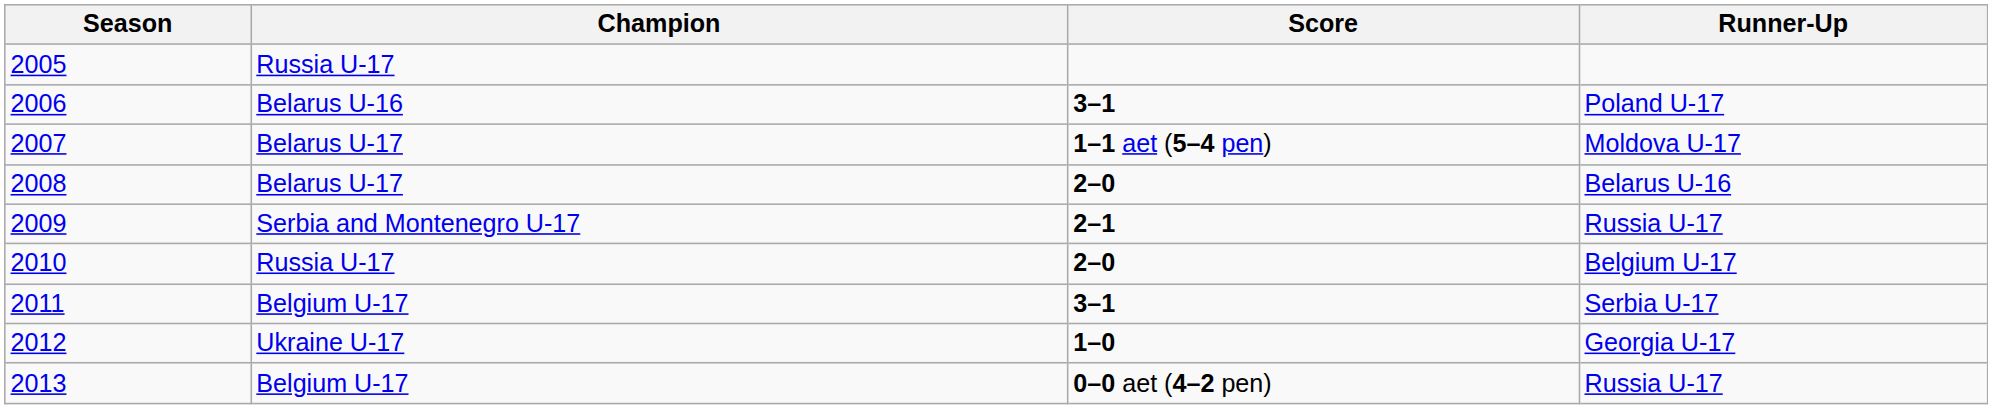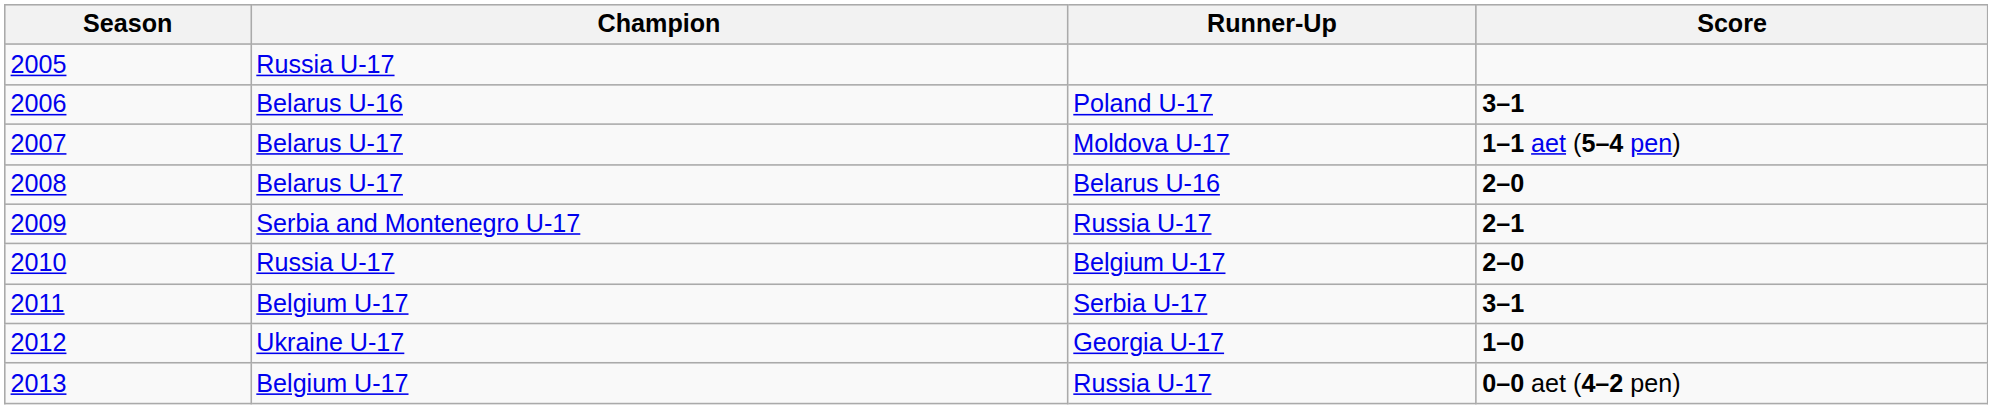columns swapped: (1323, 24) <-> (1783, 24)
